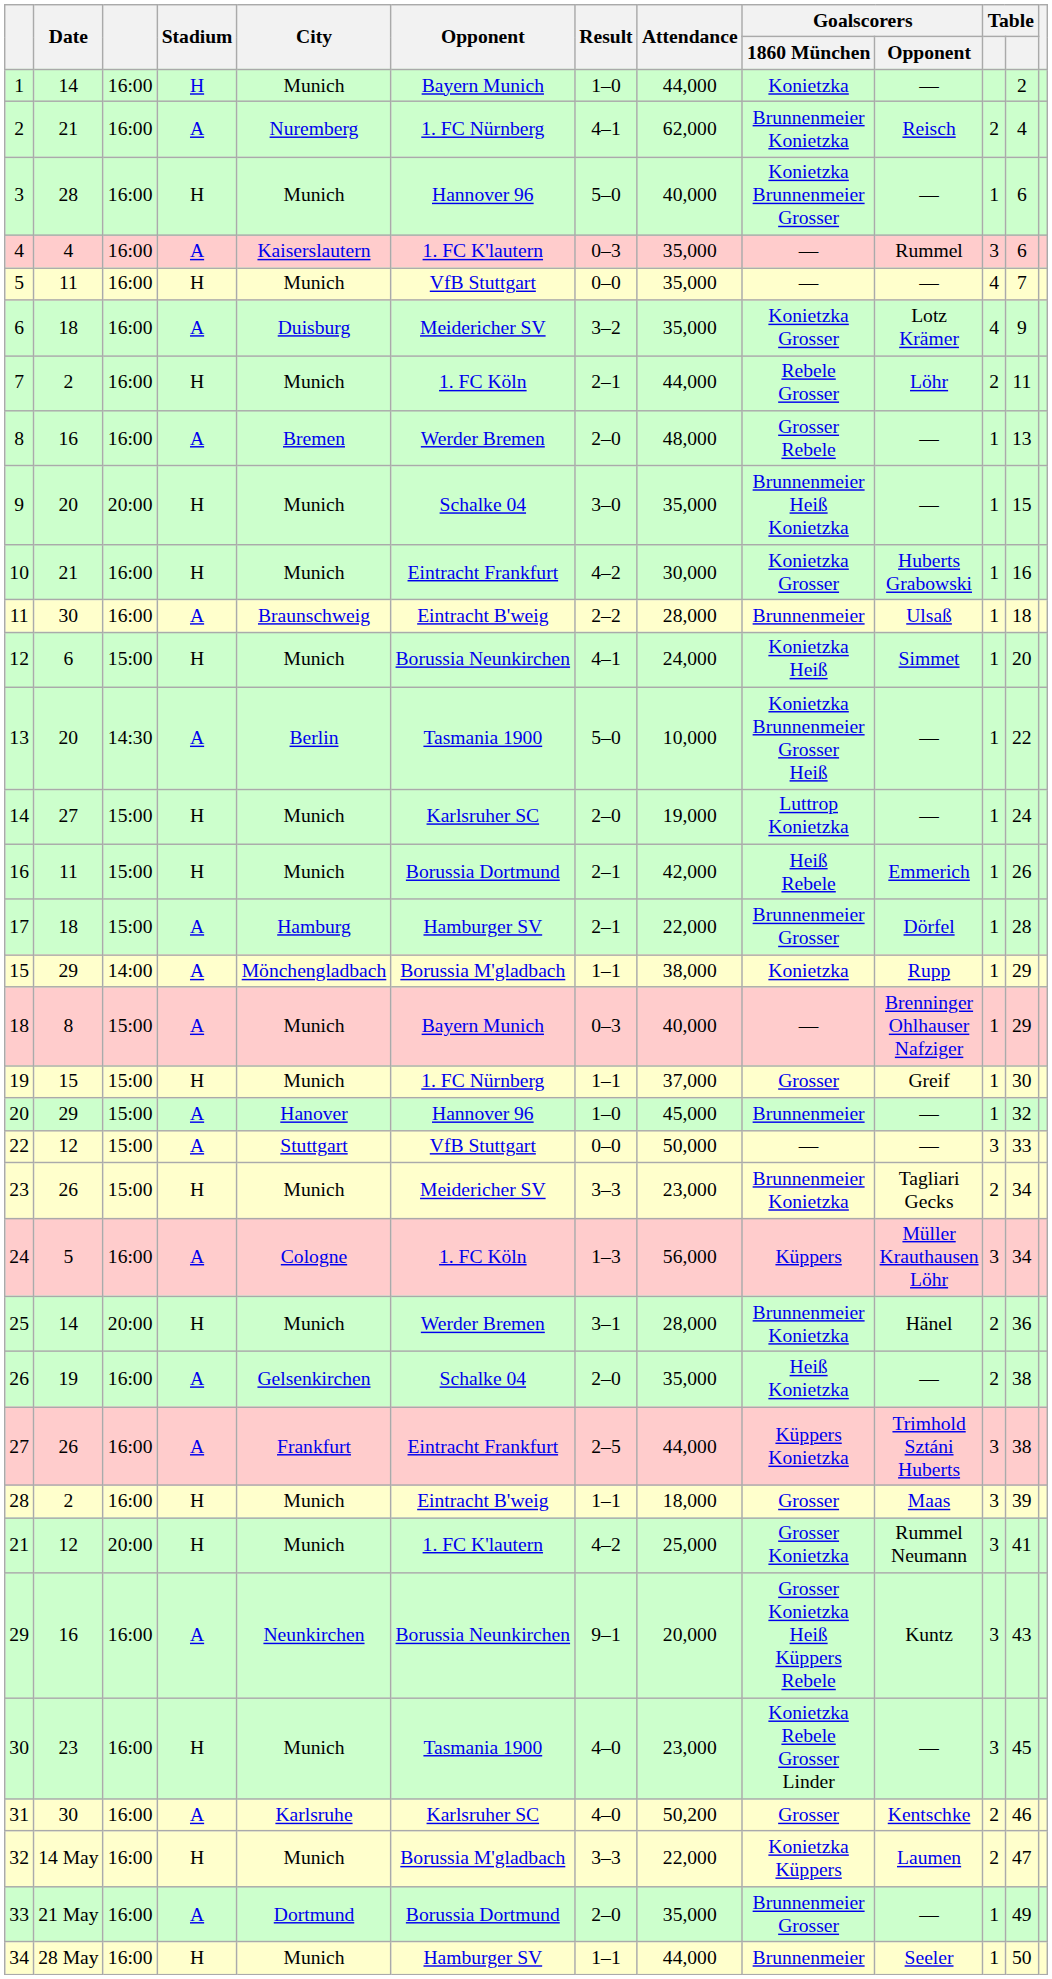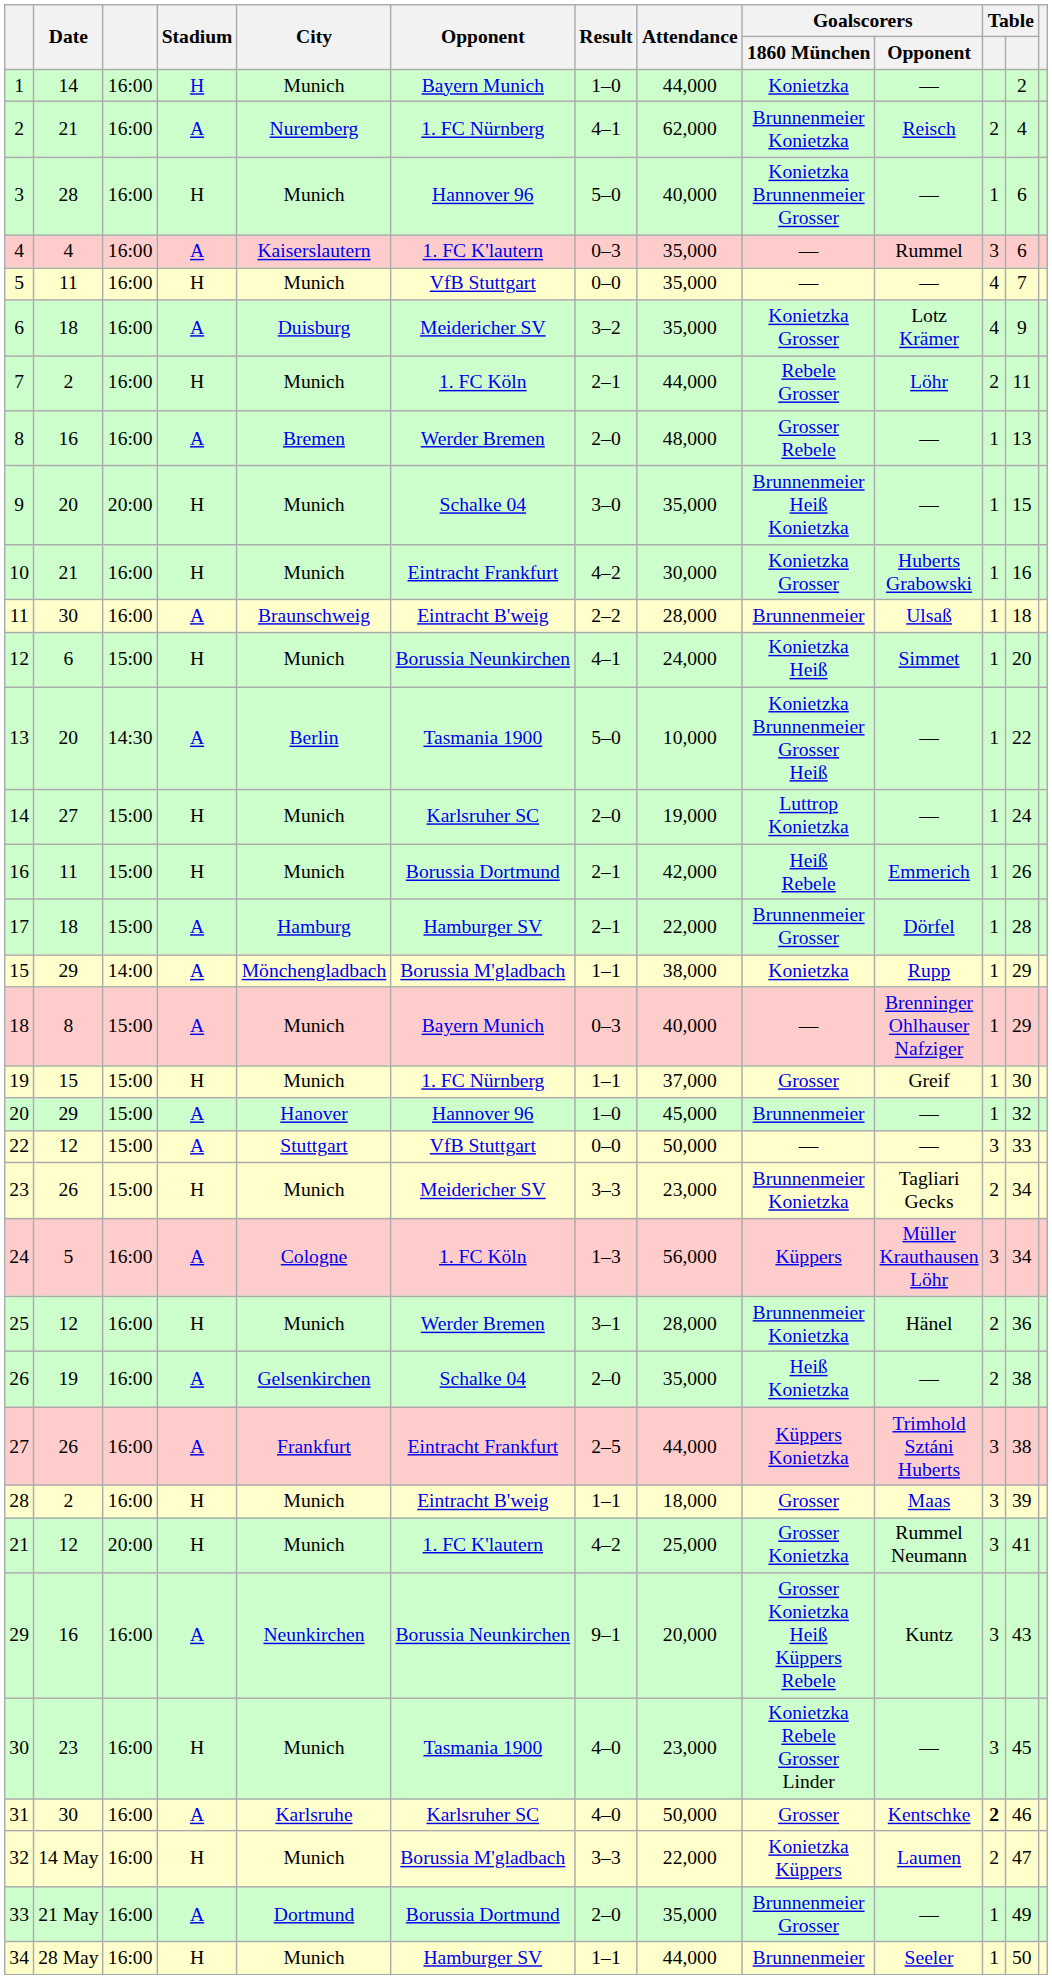(68, 1323) 14 -> (68, 1323) 12
(130, 1323) 20:00 -> (130, 1323) 16:00
(690, 1814) 50,200 -> (690, 1814) 50,000
(994, 1814) normal -> (994, 1814) bold
